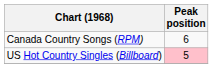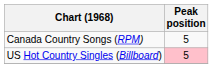(186, 39) 6 -> (186, 39) 5
